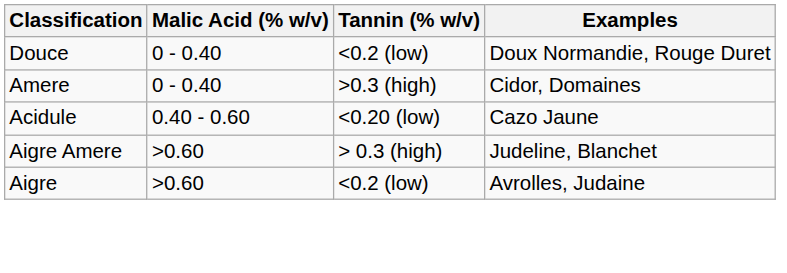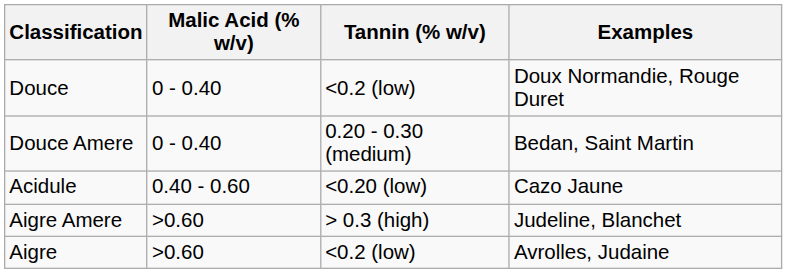- row: (40, 85)
+ row: (71, 143)
